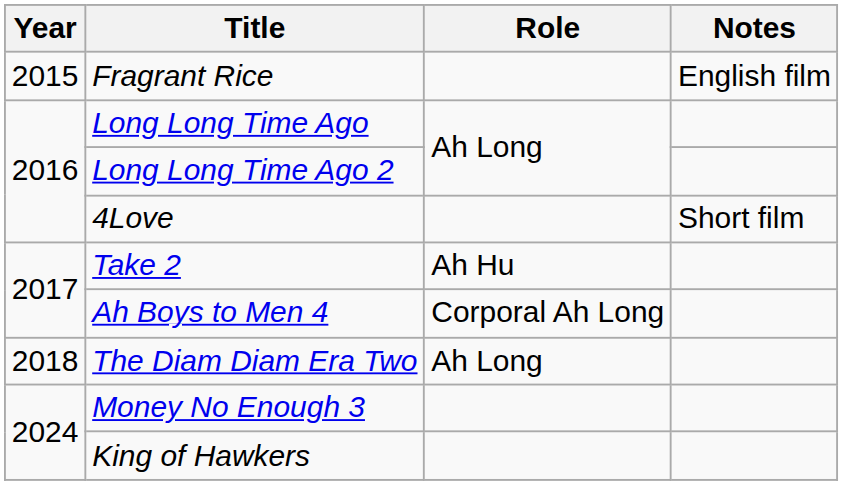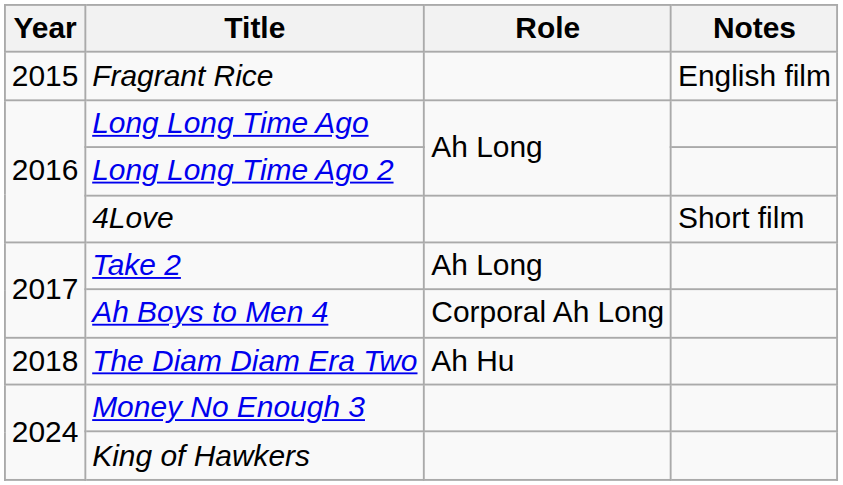(473, 265) Ah Hu -> (487, 265) Ah Long
(487, 360) Ah Long -> (473, 360) Ah Hu
